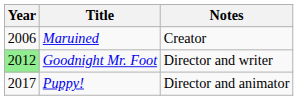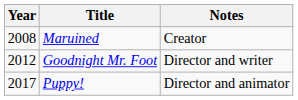(22, 38) 2006 -> (22, 38) 2008
(22, 60) lightgreen background -> (22, 60) no background
